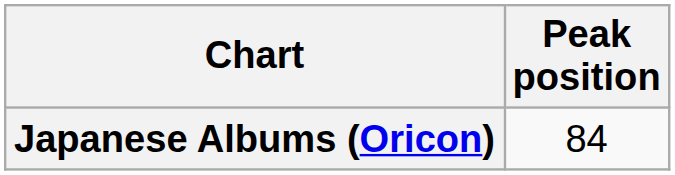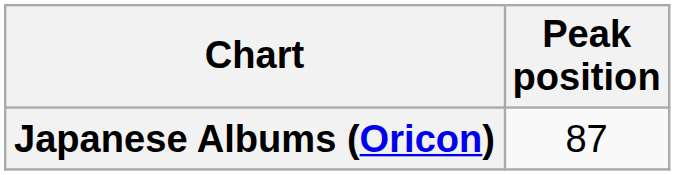(587, 137) 84 -> (587, 137) 87
